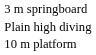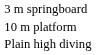rows swapped: (41, 44) <-> (48, 26)
